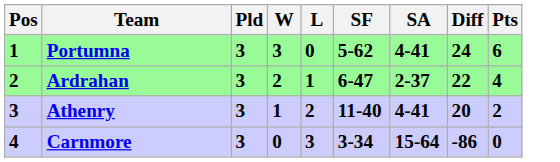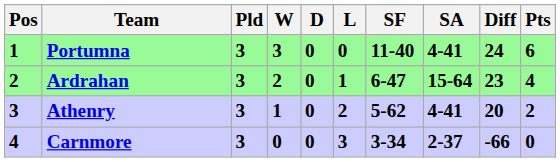+ column: (317, 19)
(355, 50) 5-62 -> (393, 50) 11-40
(412, 80) 2-37 -> (450, 80) 15-64
(461, 80) 22 -> (494, 80) 23
(360, 111) 11-40 -> (388, 111) 5-62
(417, 141) 15-64 -> (445, 141) 2-37
(464, 141) -86 -> (497, 141) -66
